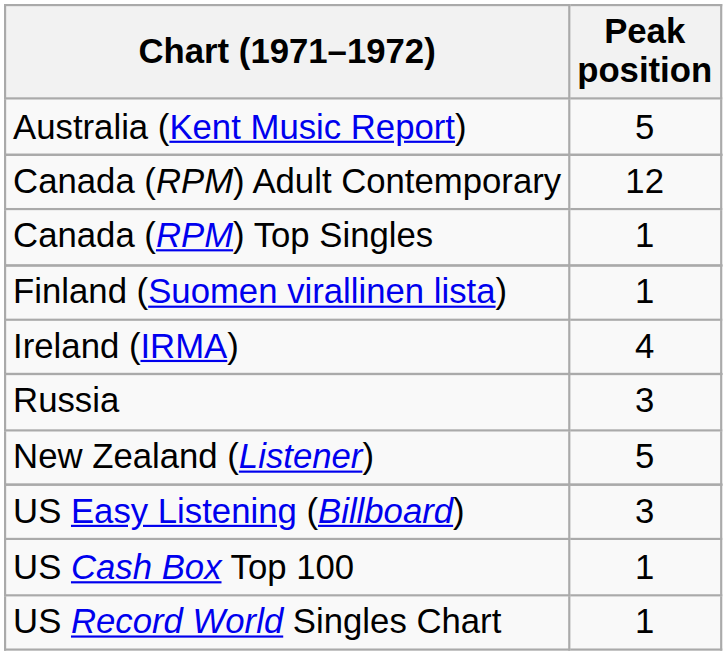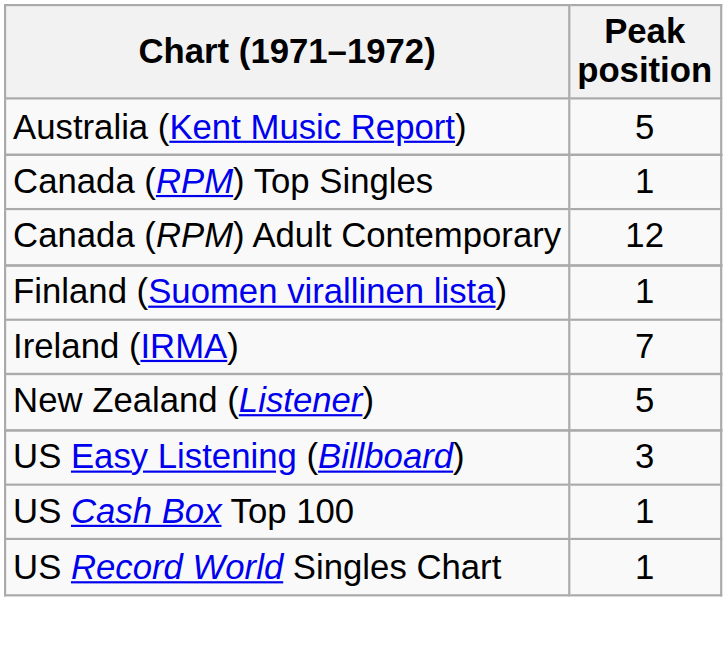rows swapped: (223, 236) <-> (287, 181)
(645, 346) 4 -> (645, 346) 7
- row: (66, 401)
